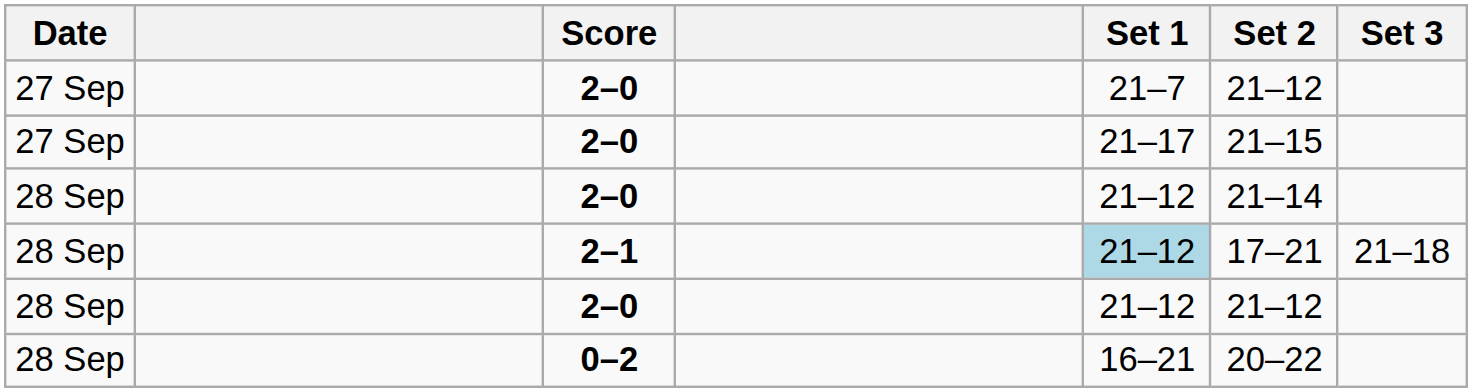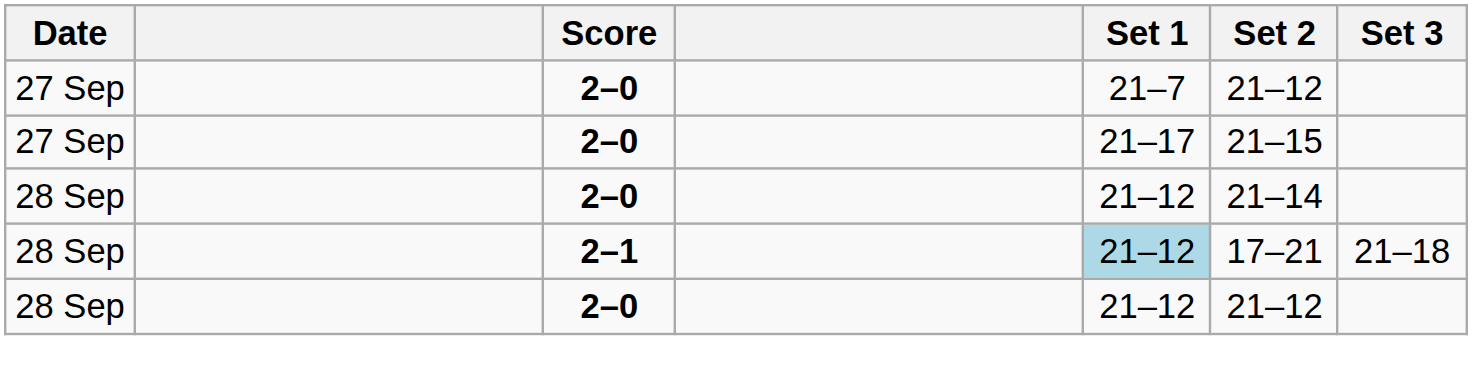- row: (70, 360)
